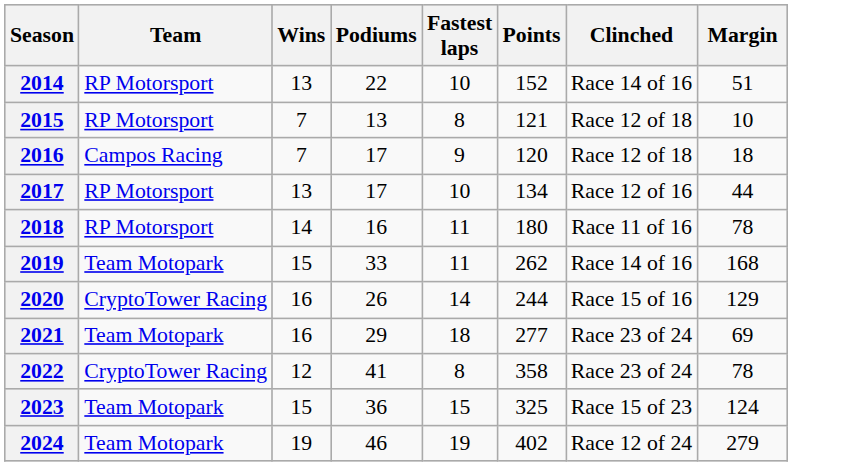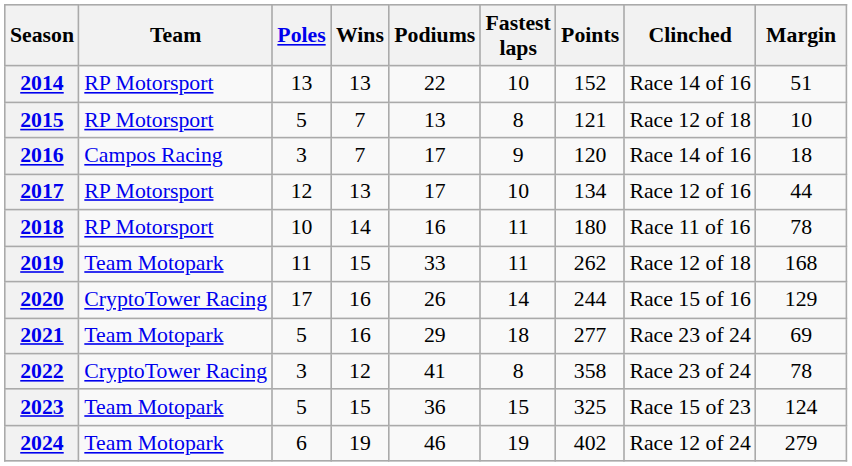+ column: (302, 34)
(632, 155) Race 12 of 18 -> (690, 155) Race 14 of 16
(632, 263) Race 14 of 16 -> (690, 263) Race 12 of 18
